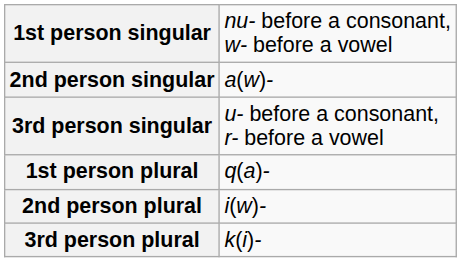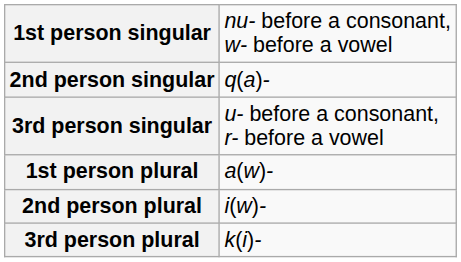(249, 79) a(w)- -> (247, 79) q(a)-
(247, 171) q(a)- -> (249, 171) a(w)-
